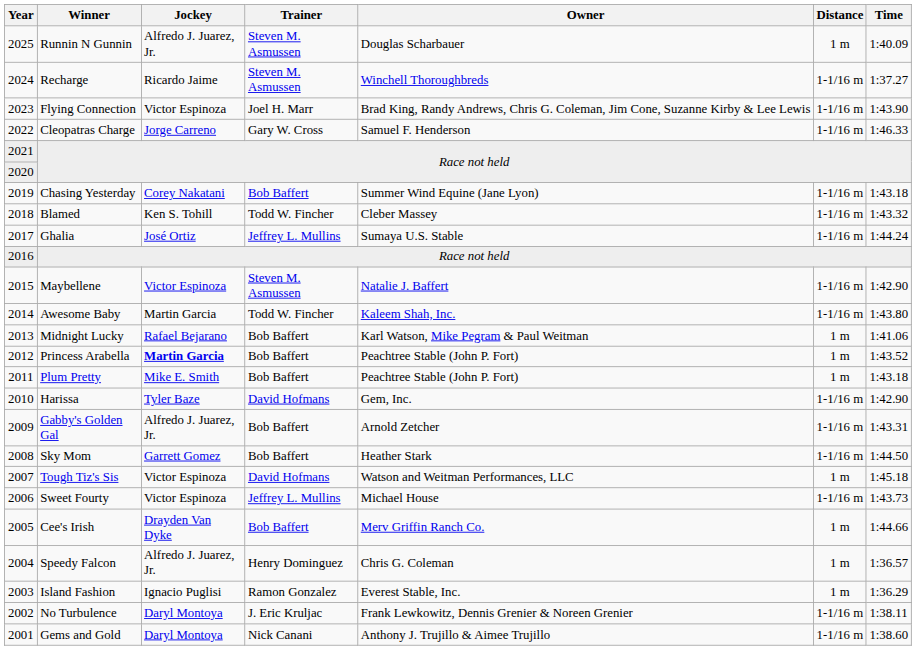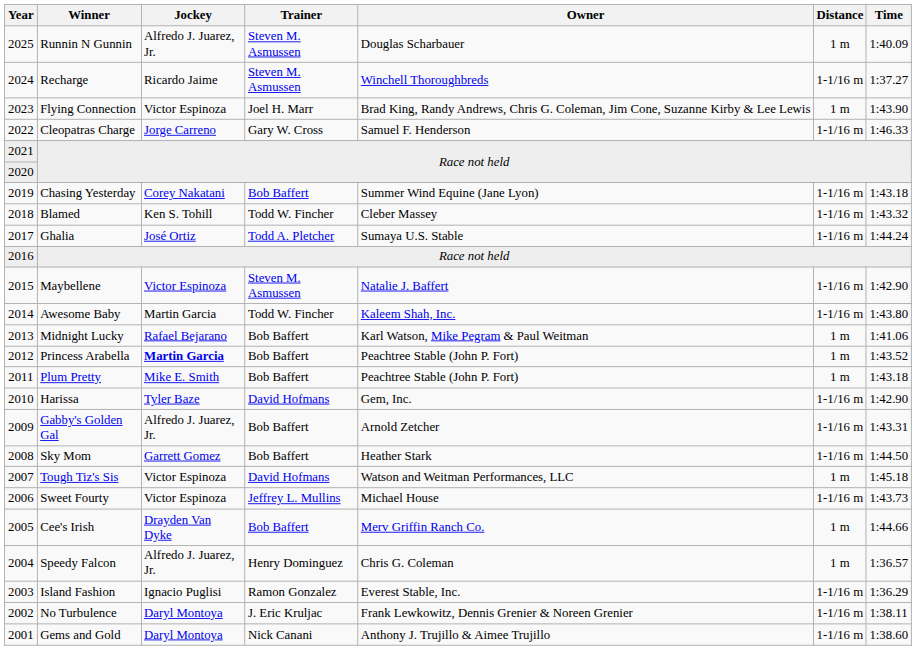(840, 109) 1-1/16 m -> (840, 109) 1 m
(294, 235) Jeffrey L. Mullins -> (291, 235) Todd A. Pletcher
(840, 592) 1 m -> (840, 592) 1-1/16 m
